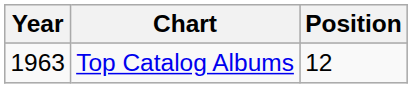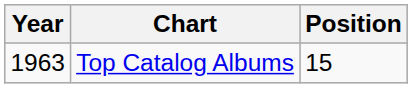(319, 62) 12 -> (319, 62) 15
